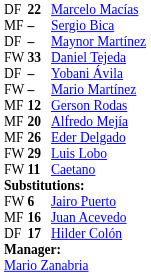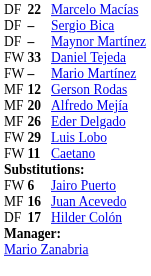(14, 26) MF -> (13, 26) DF
- row: (87, 73)
